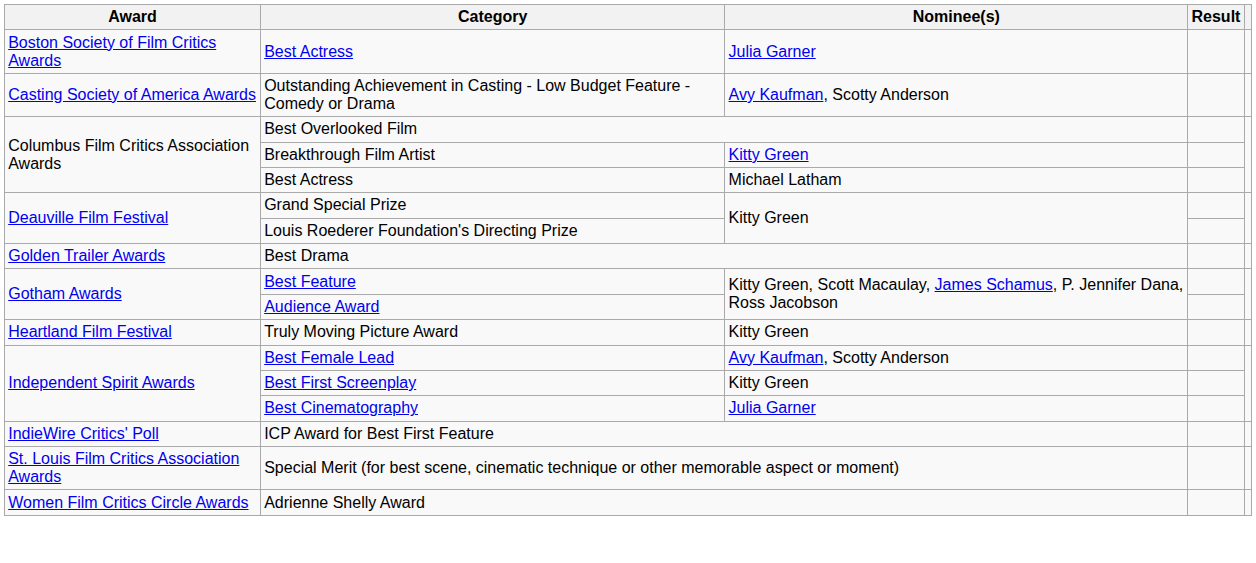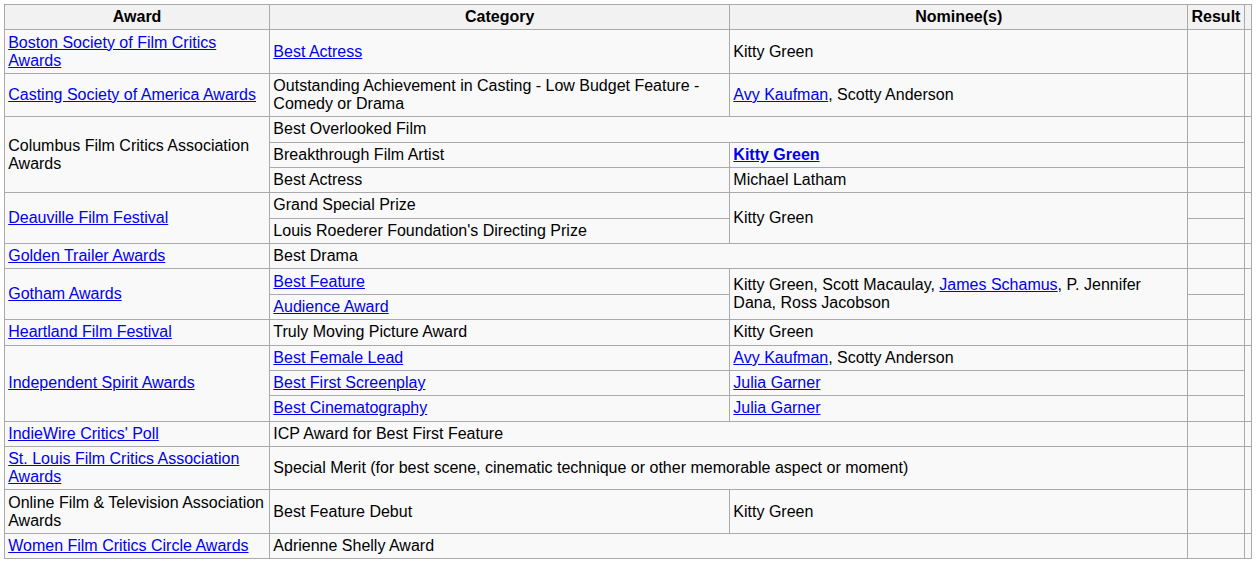(772, 51) Julia Garner -> (773, 51) Kitty Green
(769, 154) normal -> (776, 154) bold
(769, 383) Kitty Green -> (777, 383) Julia Garner
+ row: (136, 511)
